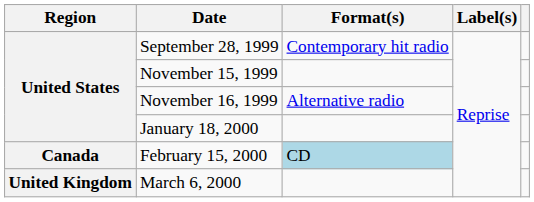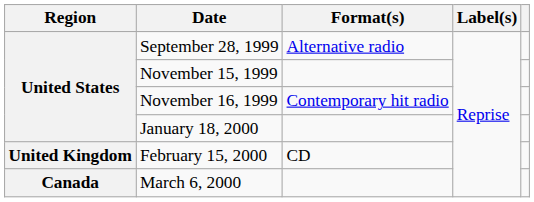(368, 45) Contemporary hit radio -> (345, 45) Alternative radio
(345, 100) Alternative radio -> (368, 100) Contemporary hit radio
(70, 155) Canada -> (70, 155) United Kingdom
(299, 155) lightblue background -> (299, 155) no background
(70, 182) United Kingdom -> (70, 182) Canada
